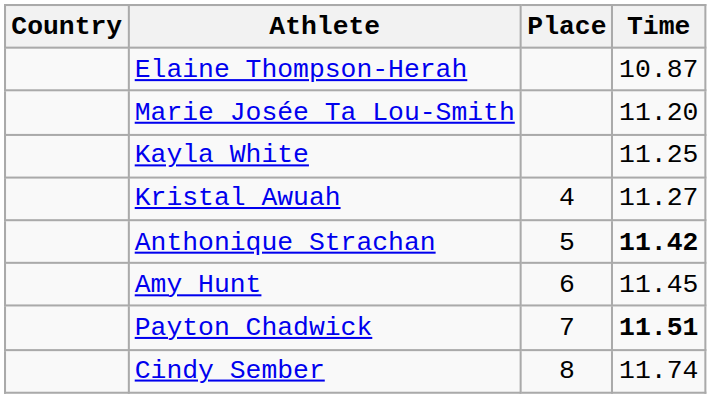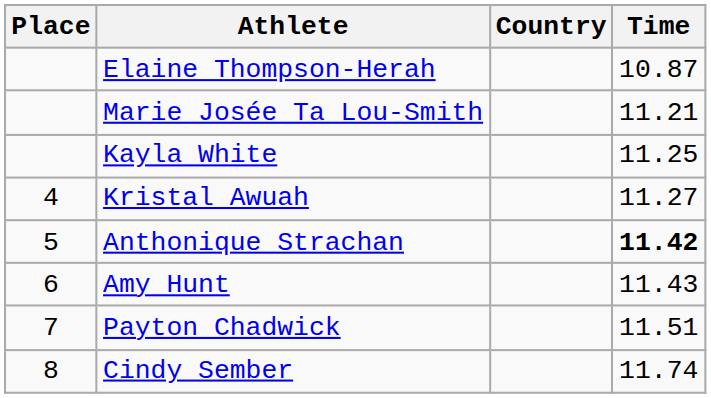columns swapped: (567, 27) <-> (67, 27)
(659, 113) 11.20 -> (659, 113) 11.21
(659, 285) 11.45 -> (659, 285) 11.43
(659, 328) bold -> (659, 328) normal
